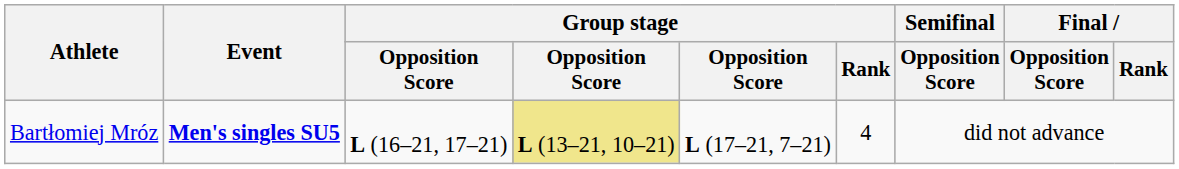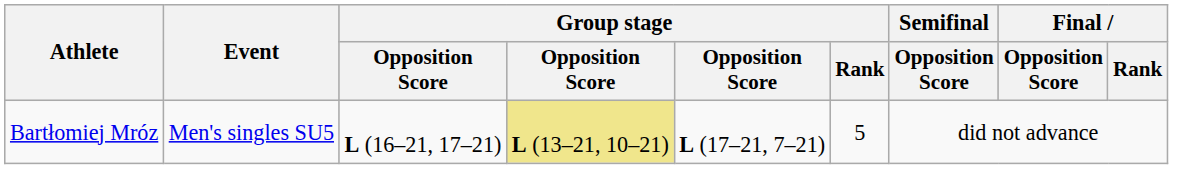(254, 132) bold -> (251, 132) normal
(866, 132) 4 -> (860, 132) 5
